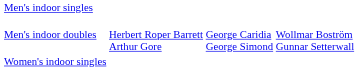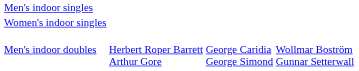rows swapped: (50, 35) <-> (55, 61)
